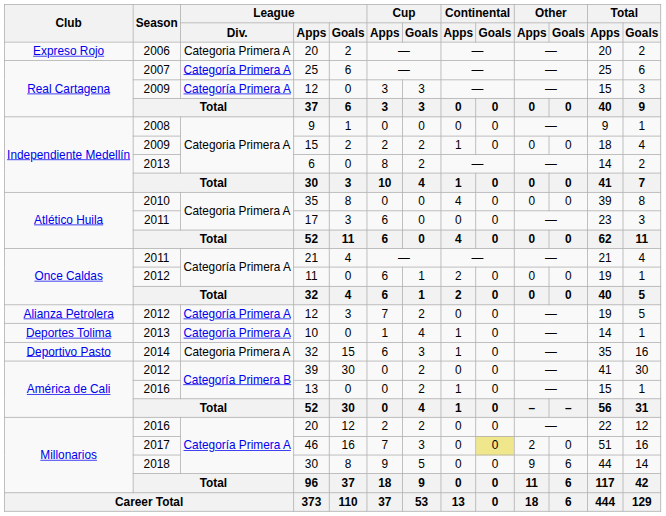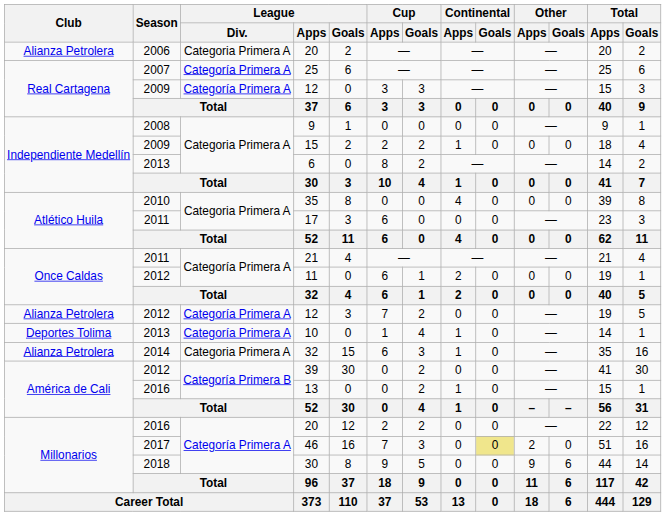(69, 51) Expreso Rojo -> (69, 51) Alianza Petrolera
(69, 351) Deportivo Pasto -> (69, 351) Alianza Petrolera
